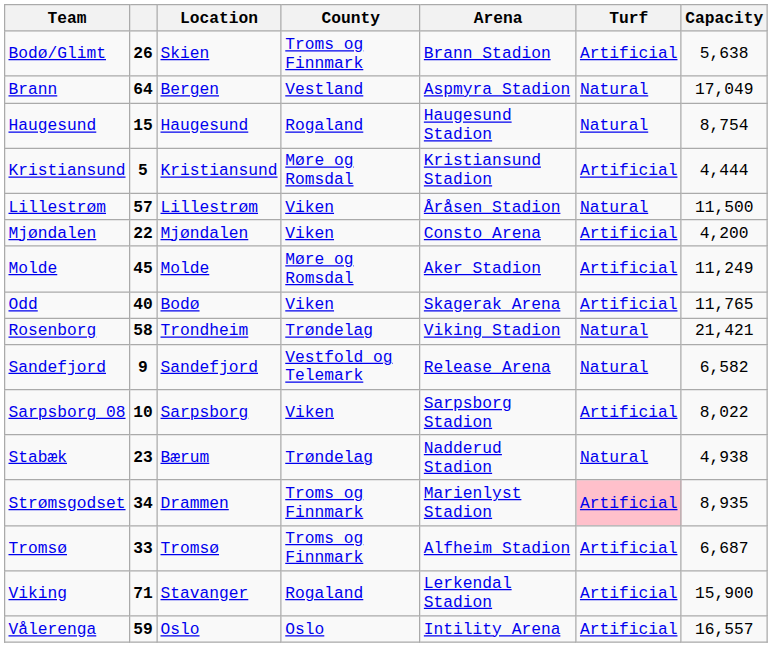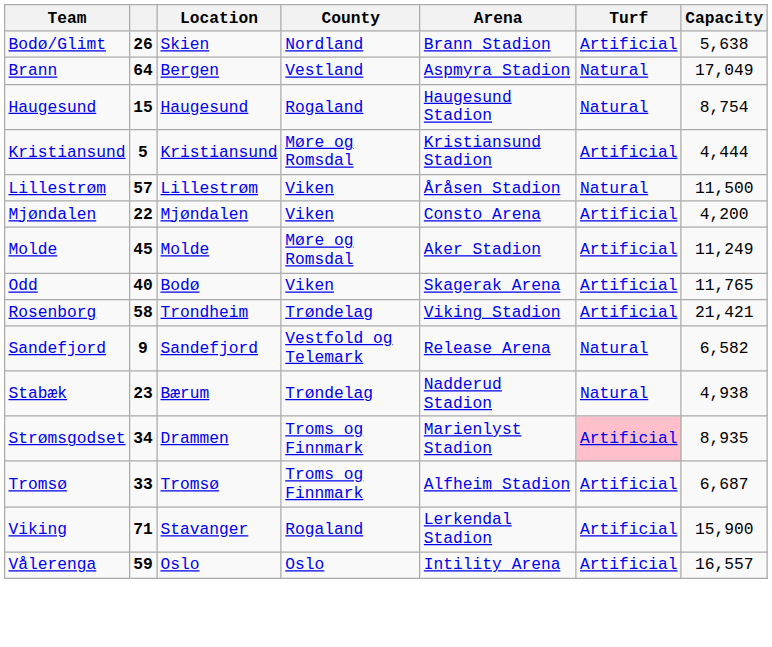(324, 54) Troms og Finnmark -> (324, 44) Nordland
(614, 331) Natural -> (629, 312) Artificial
- row: (67, 412)
